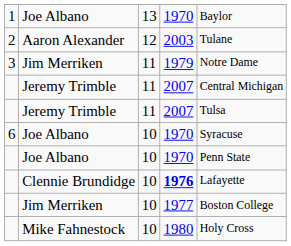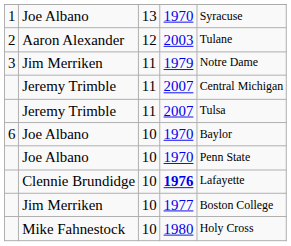(216, 16) Baylor -> (221, 16) Syracuse
(221, 134) Syracuse -> (216, 134) Baylor
